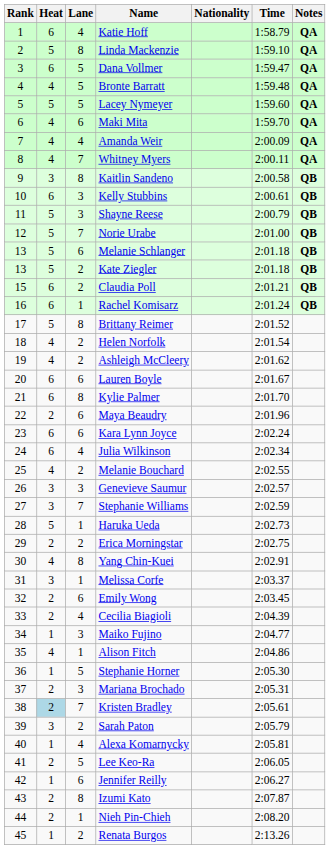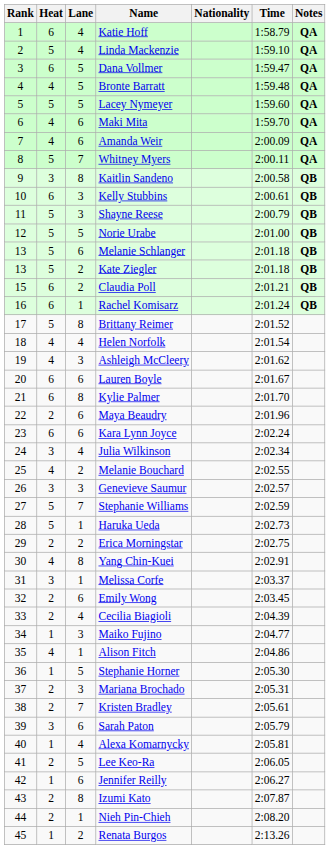(81, 50) 8 -> (81, 50) 4
(81, 141) 4 -> (81, 141) 6
(51, 159) 4 -> (51, 159) 5
(81, 232) 7 -> (81, 232) 5
(81, 342) 2 -> (81, 342) 4
(81, 360) 2 -> (81, 360) 3
(51, 452) 6 -> (51, 452) 3
(51, 506) 3 -> (51, 506) 5
(51, 707) lightblue background -> (51, 707) no background
(81, 726) 2 -> (81, 726) 6
